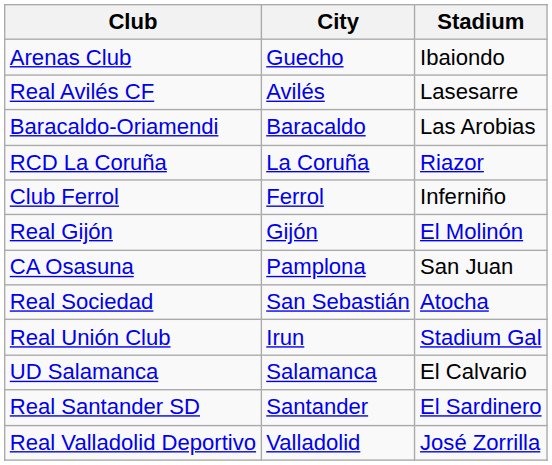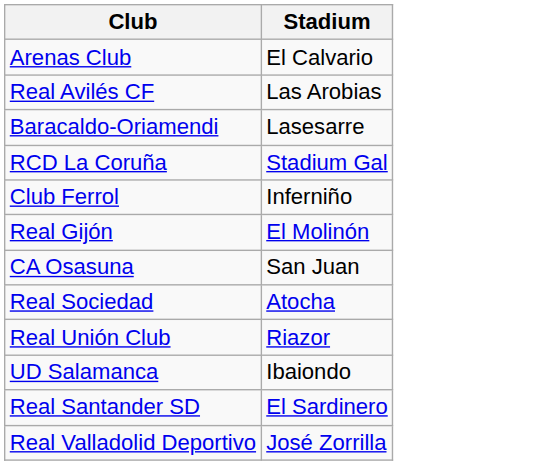- column: (338, 22)
(462, 57) Ibaiondo -> (320, 57) El Calvario
(469, 92) Lasesarre -> (324, 92) Las Arobias
(478, 127) Las Arobias -> (315, 127) Lasesarre
(452, 162) Riazor -> (327, 162) Stadium Gal
(481, 337) Stadium Gal -> (298, 337) Riazor
(473, 372) El Calvario -> (309, 372) Ibaiondo
